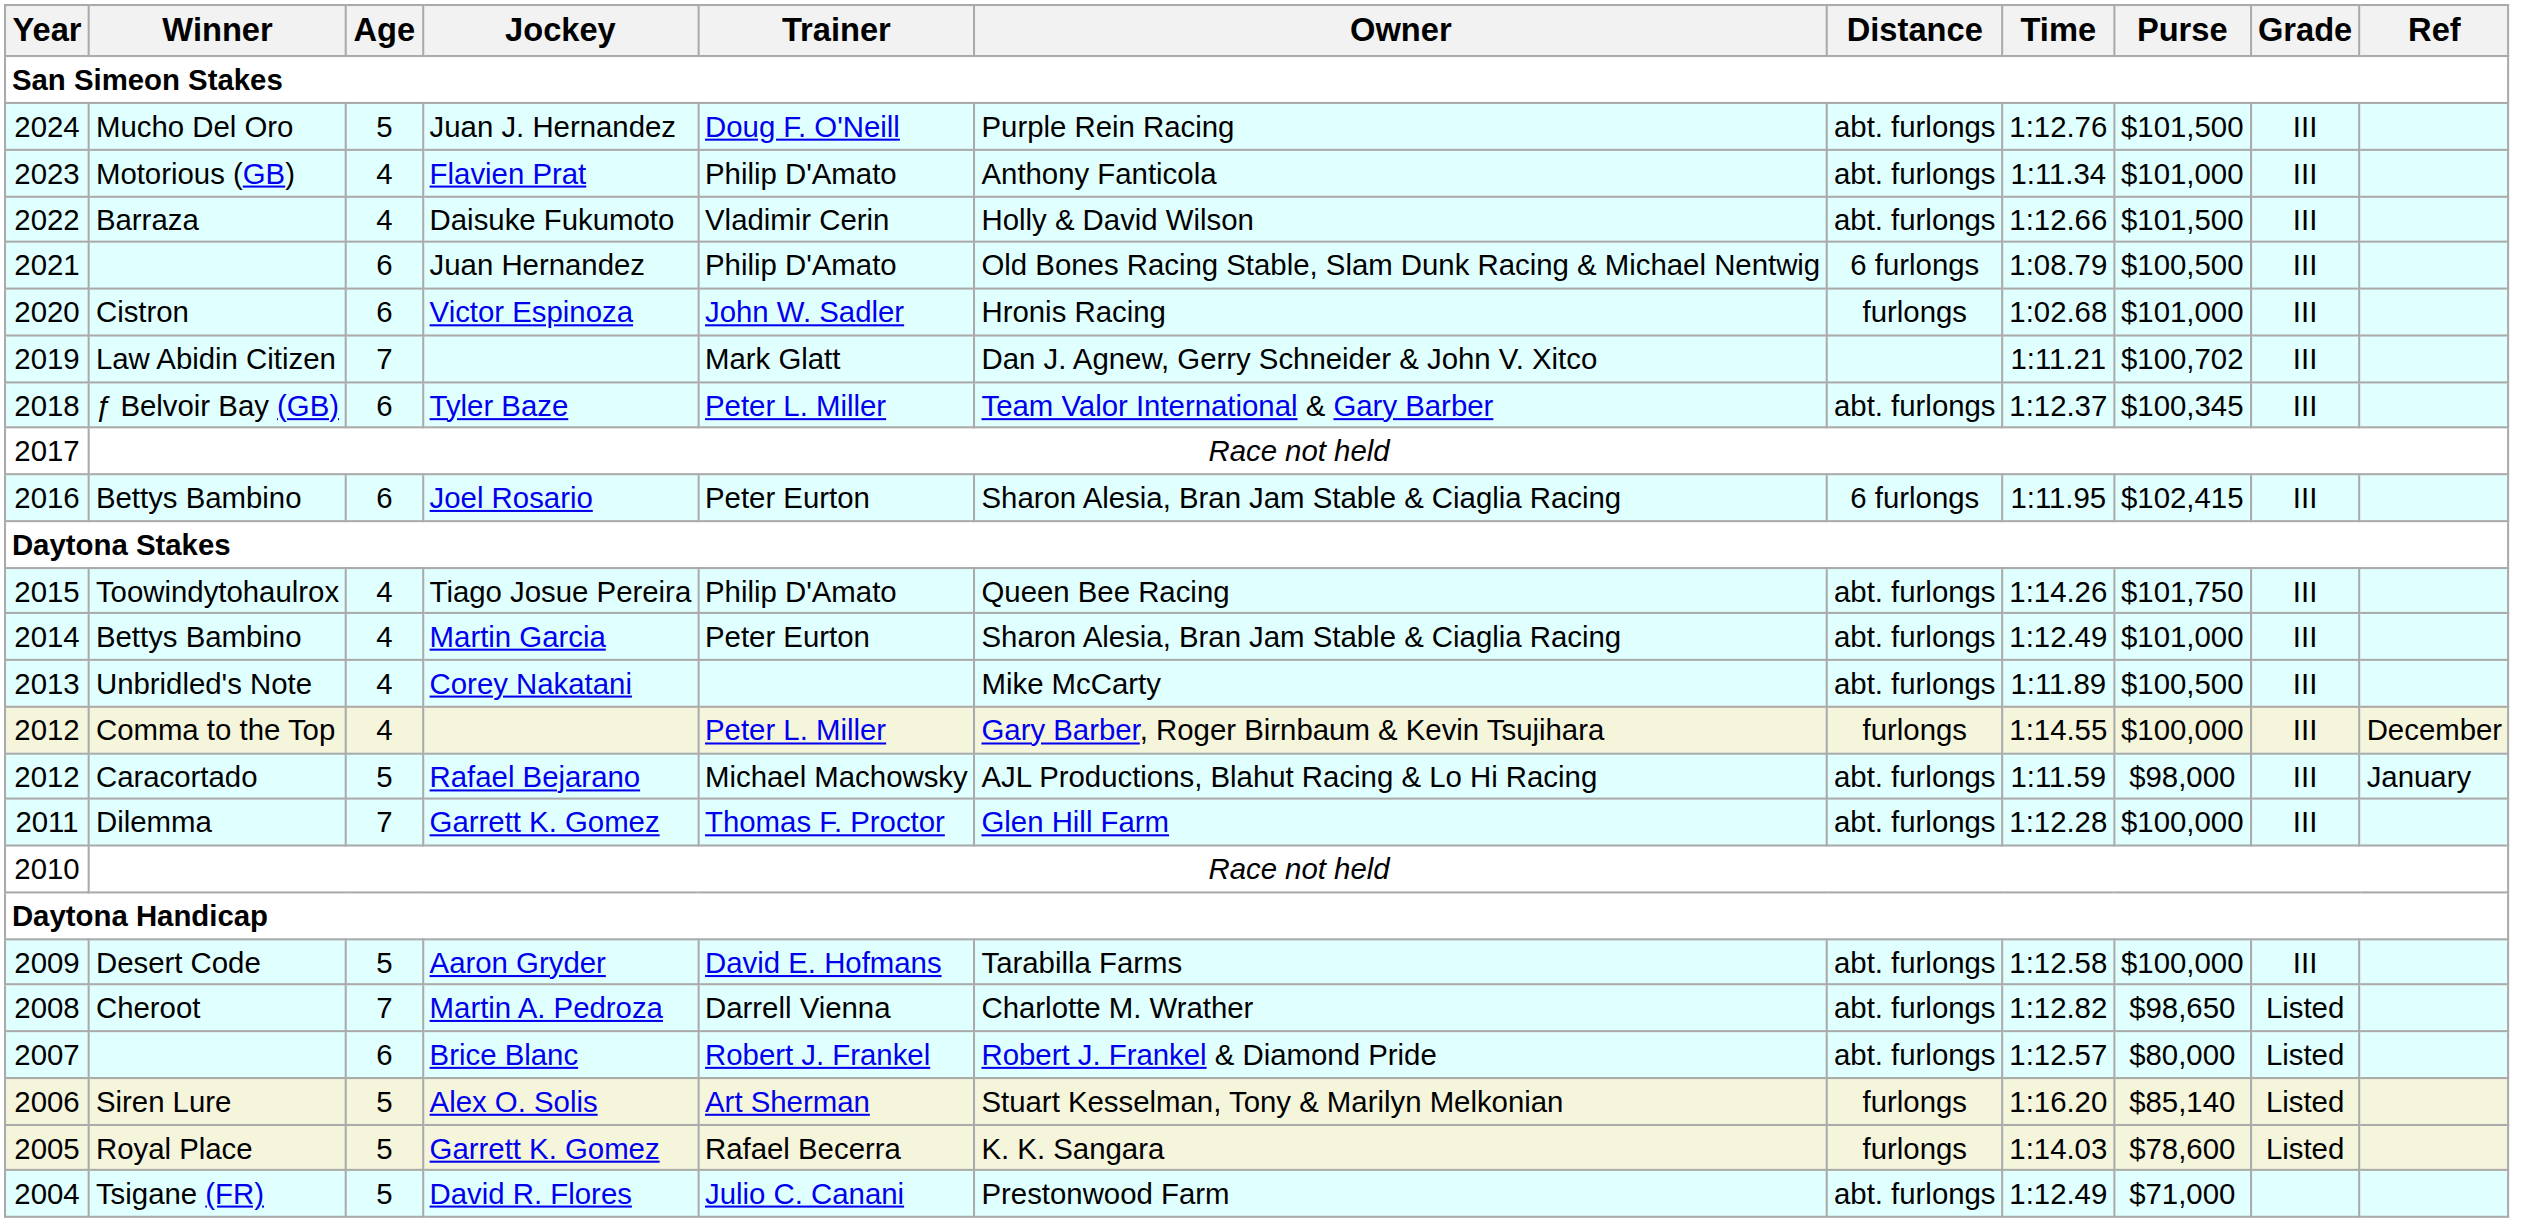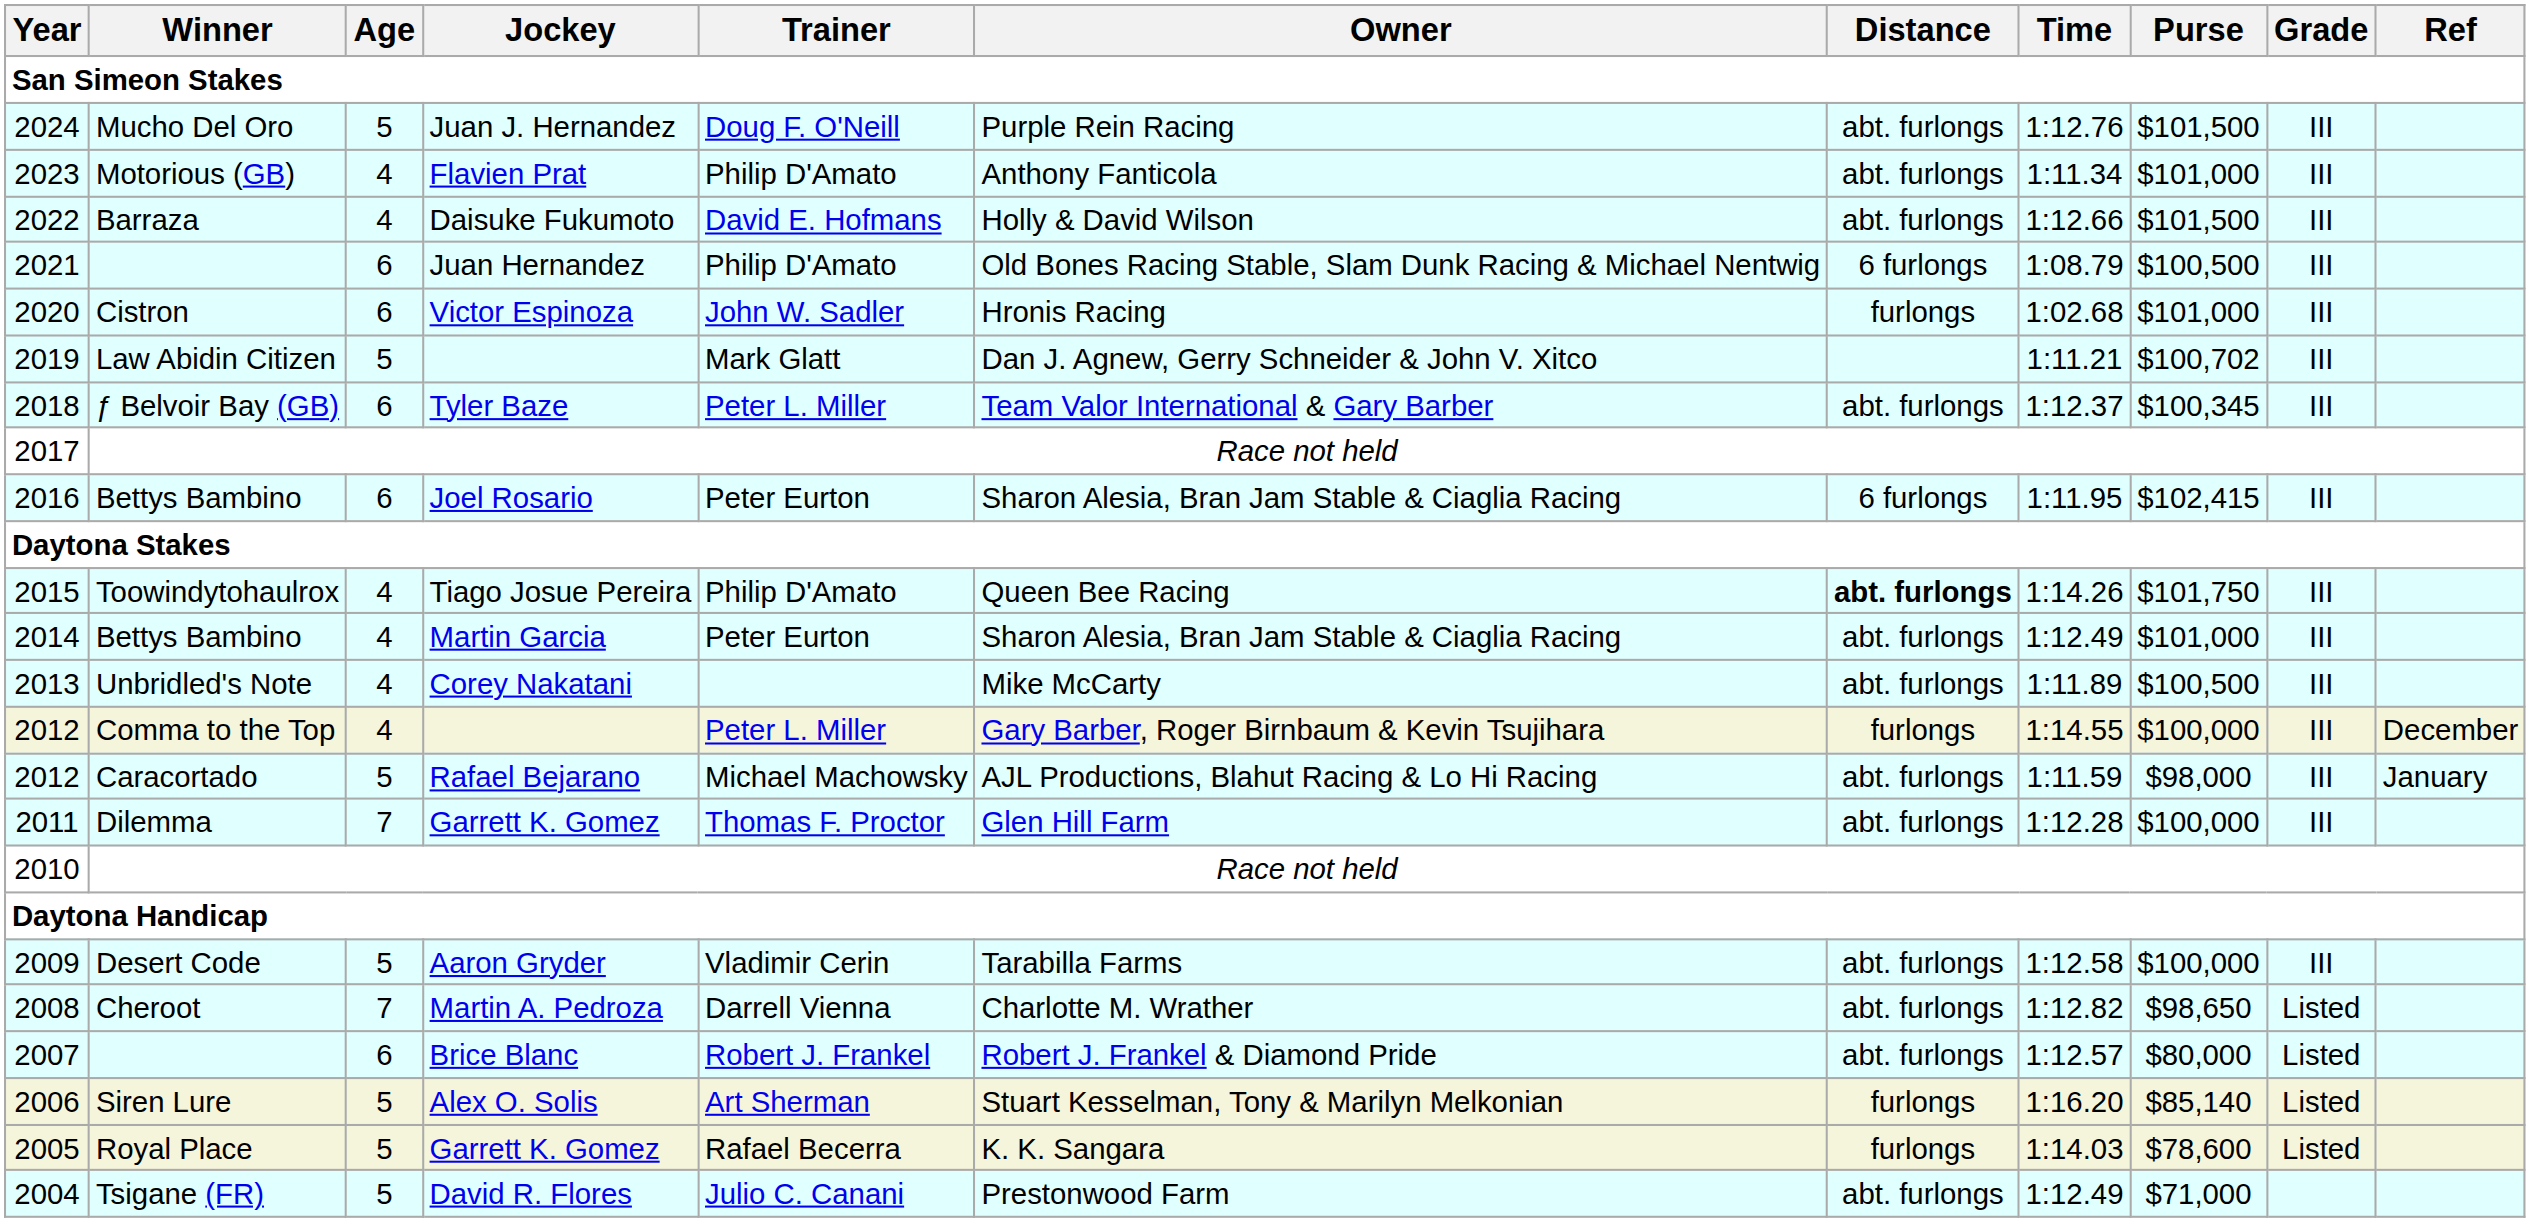(797, 219) Vladimir Cerin -> (823, 219) David E. Hofmans
(384, 358) 7 -> (384, 358) 5
(1915, 590) normal -> (1923, 590) bold
(823, 962) David E. Hofmans -> (797, 962) Vladimir Cerin
